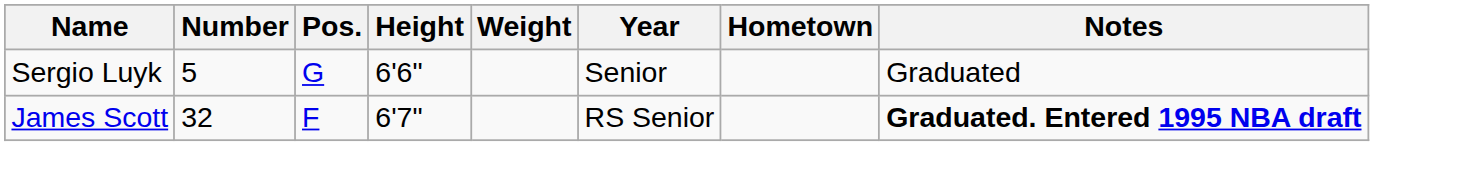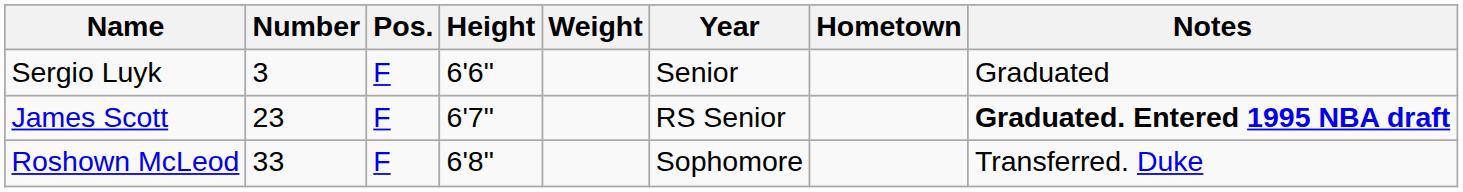(189, 72) 5 -> (260, 72) 3
(313, 72) G -> (382, 72) F
(197, 117) 32 -> (268, 117) 23
+ row: (125, 162)
